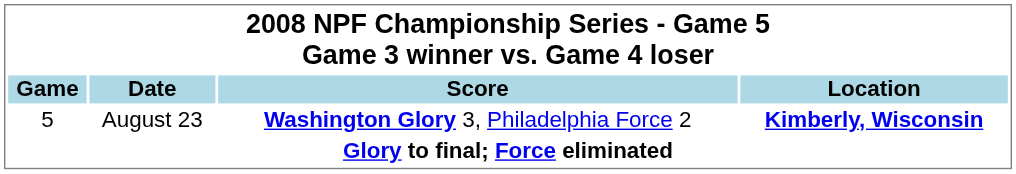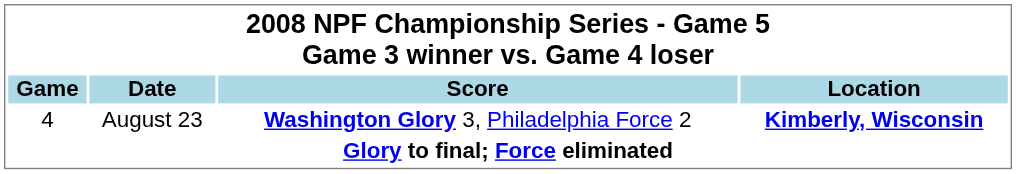(47, 119) 5 -> (47, 119) 4
